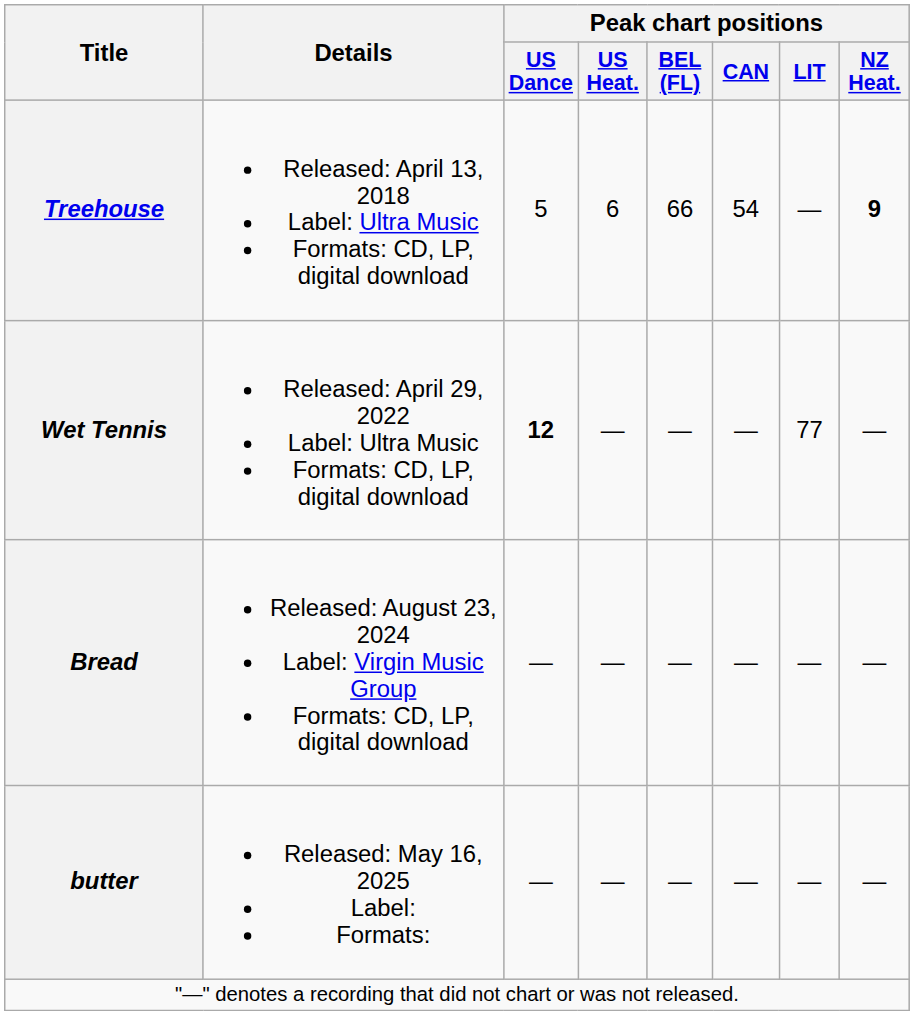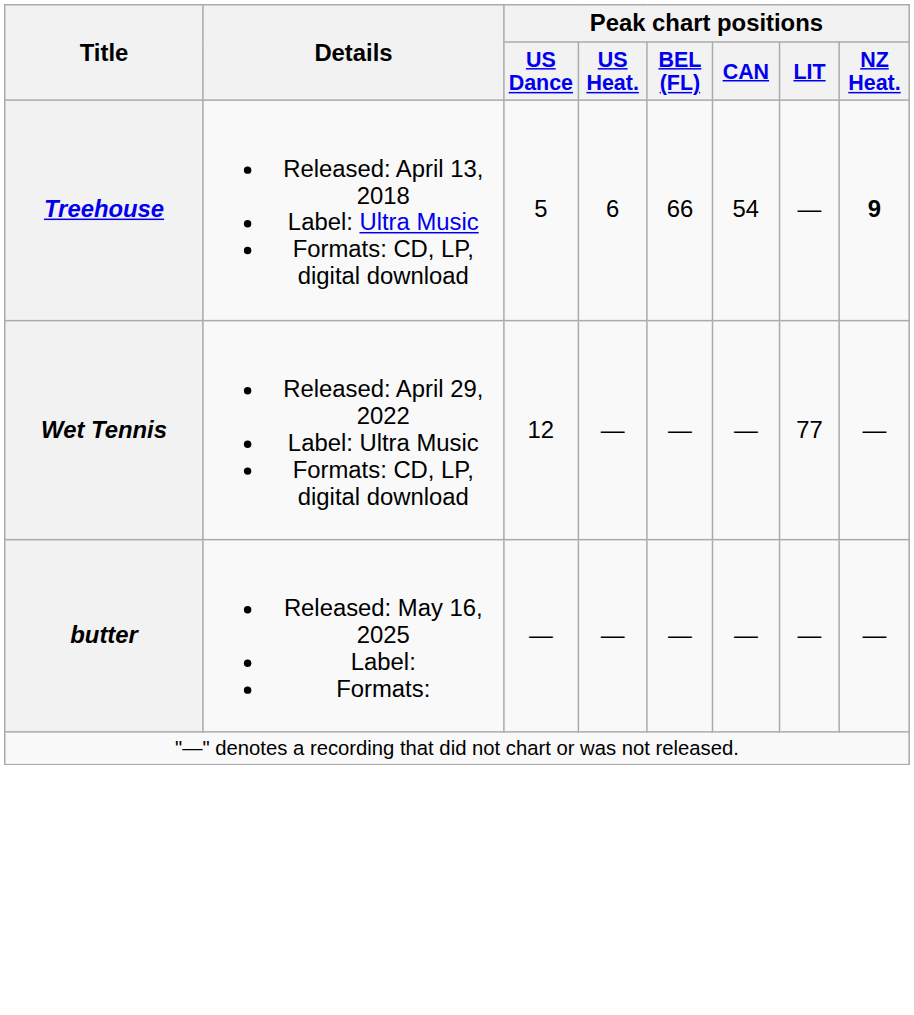(541, 429) bold -> (541, 429) normal
- row: (104, 662)
